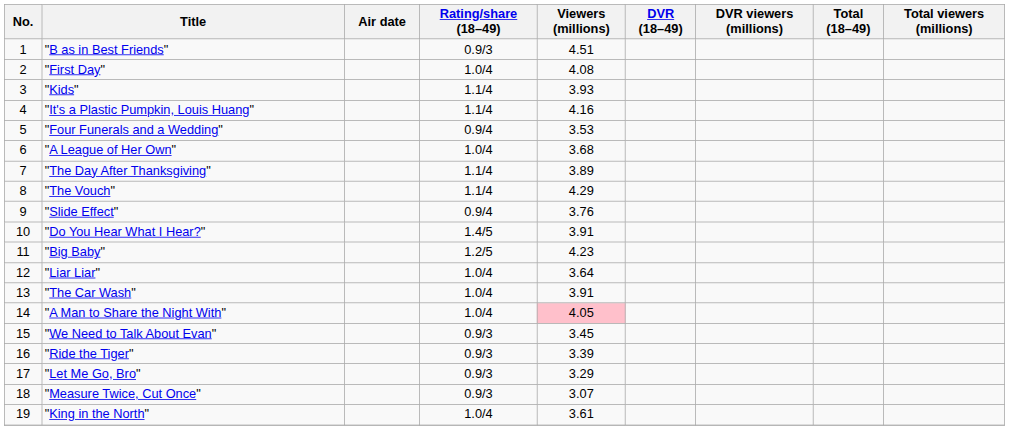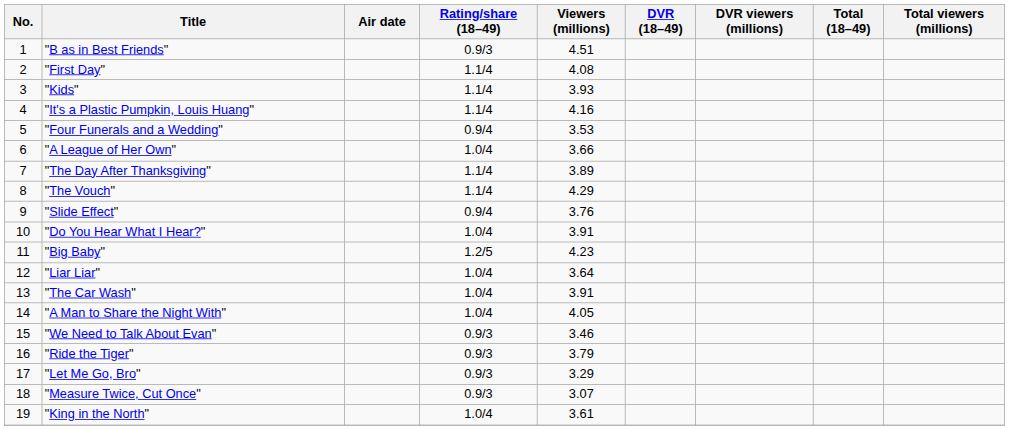(478, 69) 1.0/4 -> (478, 69) 1.1/4
(581, 150) 3.68 -> (581, 150) 3.66
(478, 232) 1.4/5 -> (478, 232) 1.0/4
(581, 313) pink background -> (581, 313) no background
(581, 333) 3.45 -> (581, 333) 3.46
(581, 353) 3.39 -> (581, 353) 3.79
